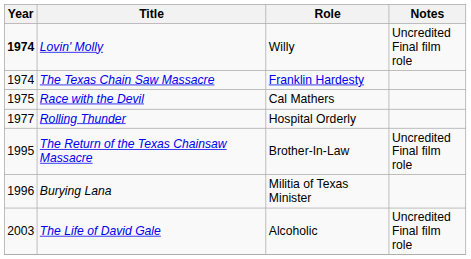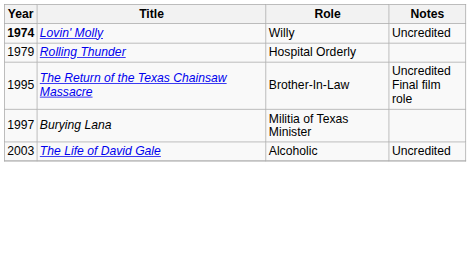(421, 47) Uncredited Final film role -> (421, 33) Uncredited
- row: (127, 80)
- row: (92, 99)
(21, 118) 1977 -> (21, 52) 1979
(21, 191) 1996 -> (21, 125) 1997
(421, 231) Uncredited Final film role -> (421, 151) Uncredited
